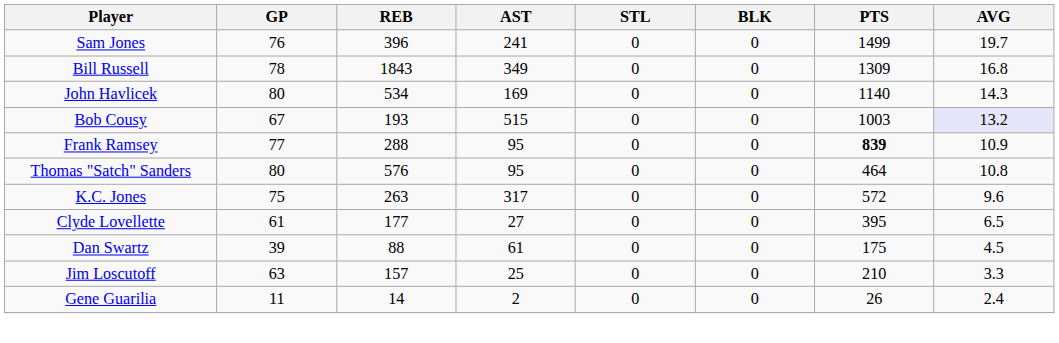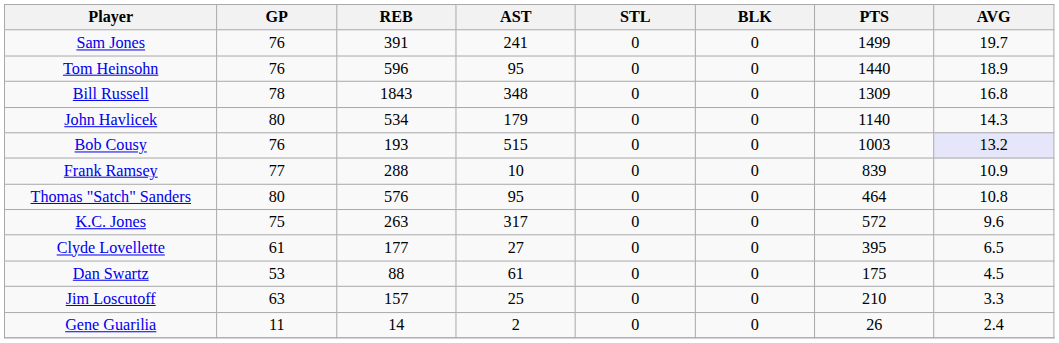(396, 42) 396 -> (396, 42) 391
+ row: (111, 68)
(516, 68) 349 -> (516, 94) 348
(516, 94) 169 -> (516, 119) 179
(277, 119) 67 -> (277, 145) 76
(516, 145) 95 -> (516, 171) 10
(874, 145) bold -> (874, 171) normal
(277, 247) 39 -> (277, 273) 53
